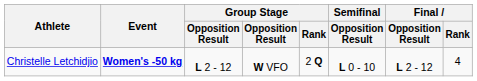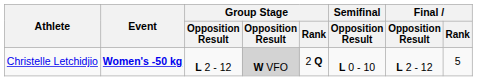(271, 68) no background -> (271, 68) lightgrey background
(458, 62) 4 -> (458, 62) 5
